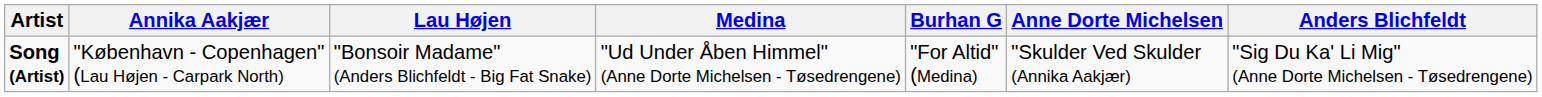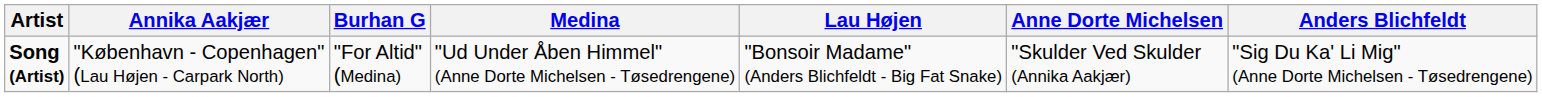columns swapped: (956, 20) <-> (463, 20)
